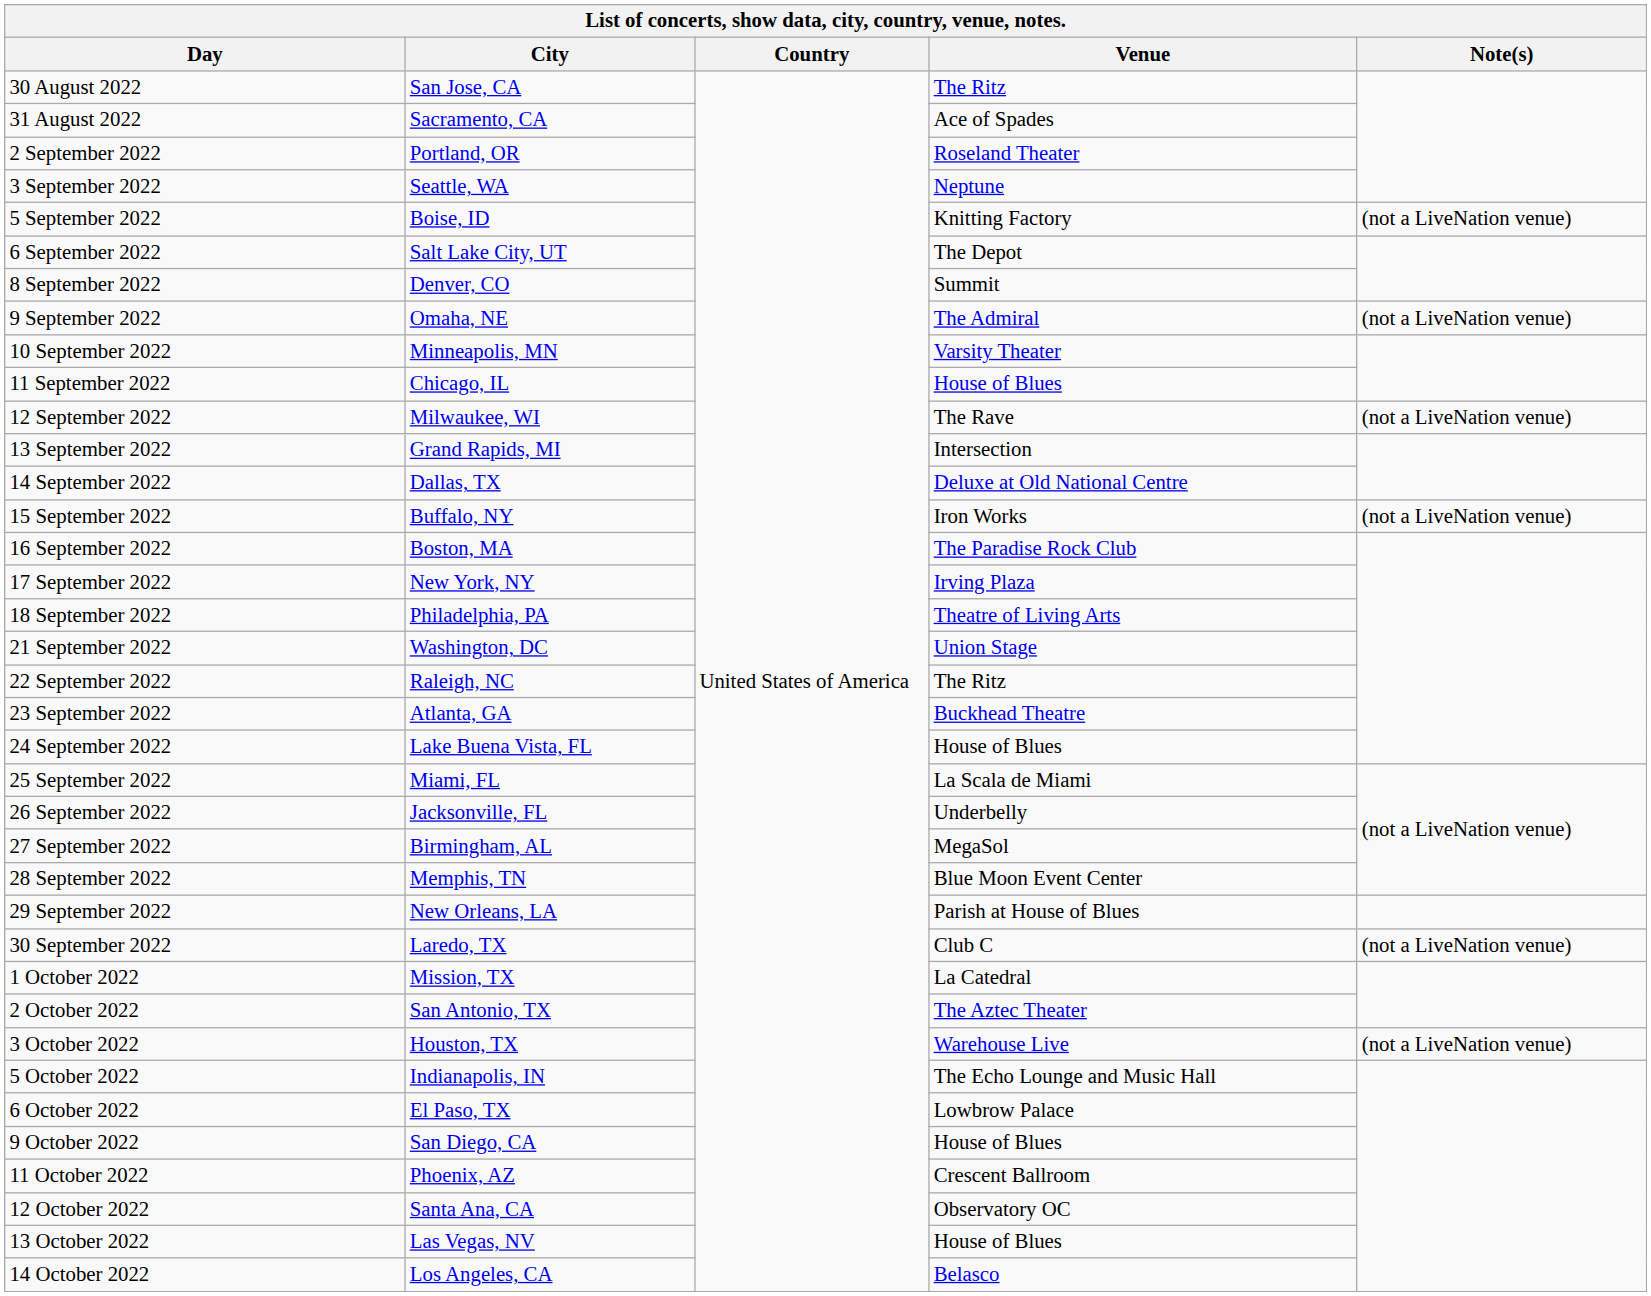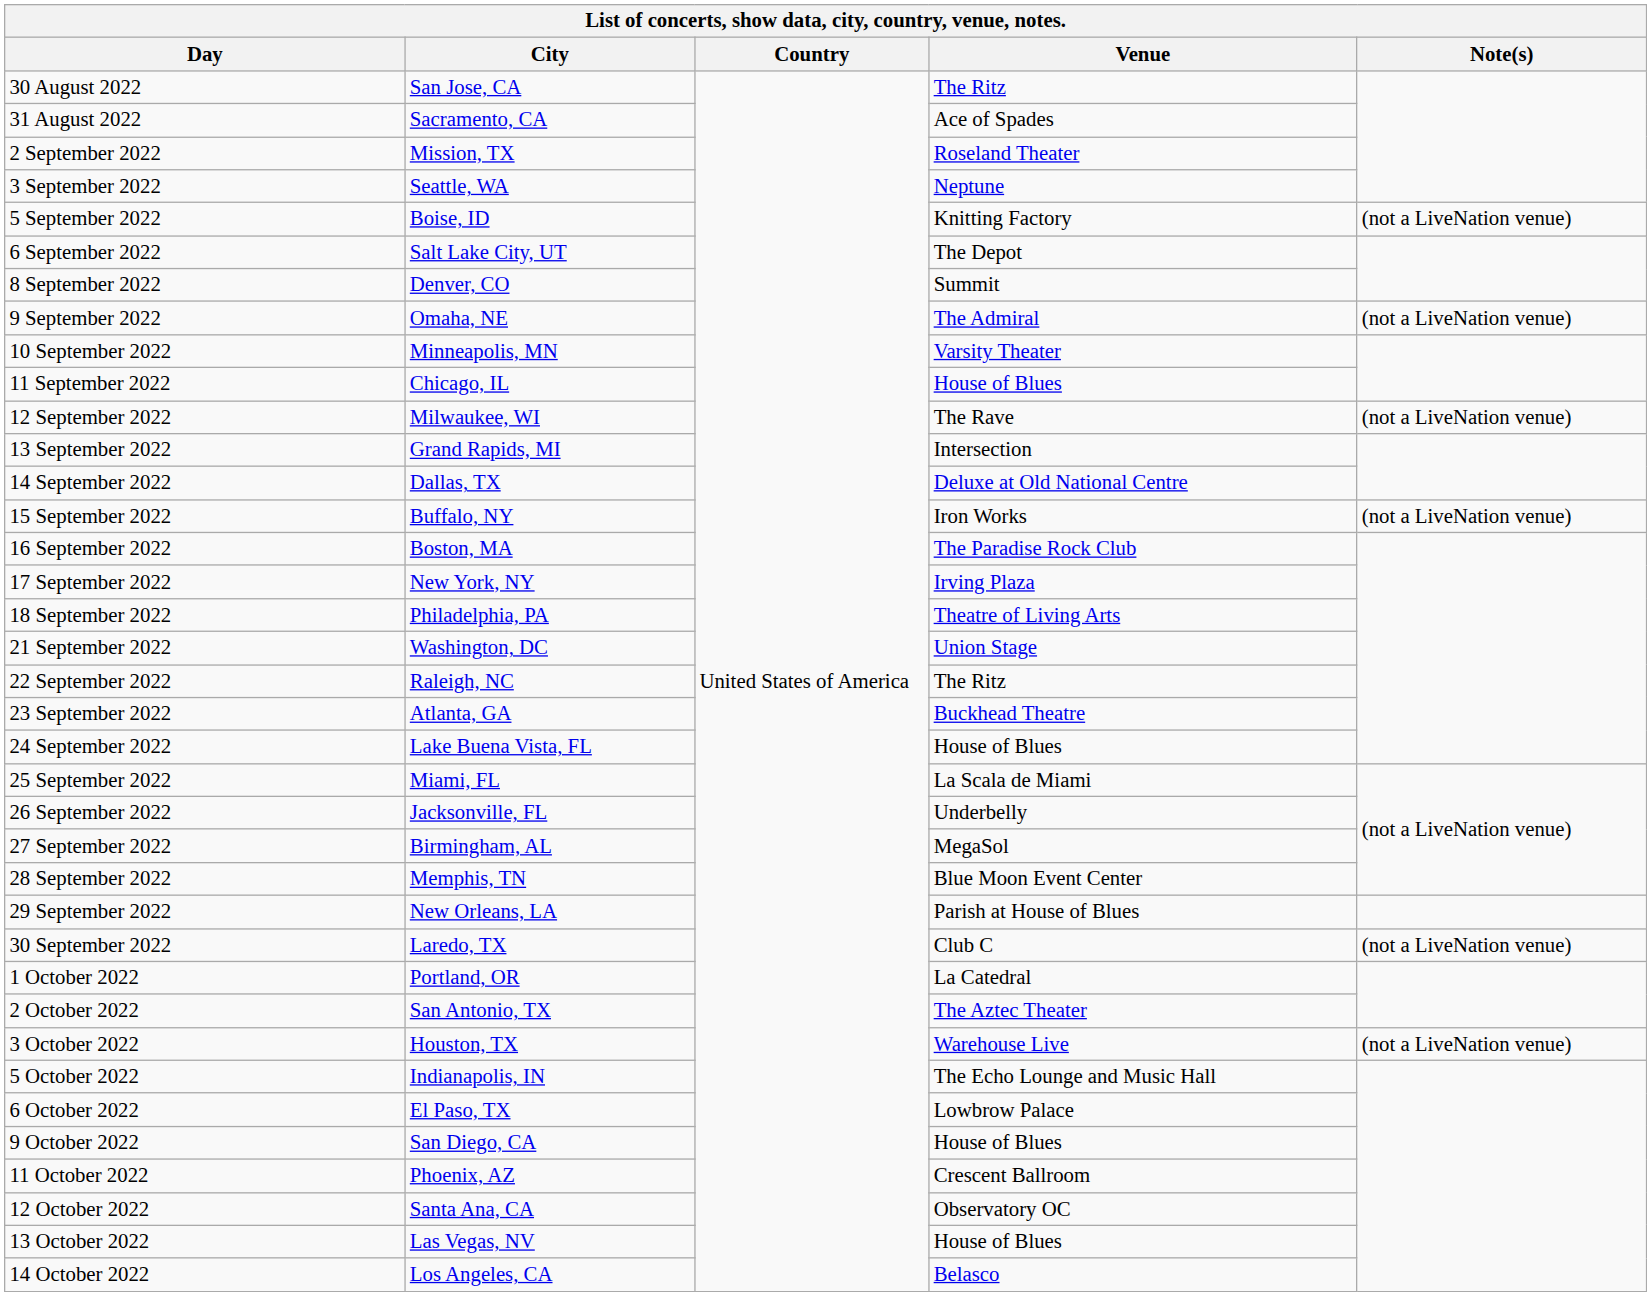(465, 152) Portland, OR -> (462, 152) Mission, TX
(462, 977) Mission, TX -> (465, 977) Portland, OR
